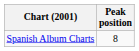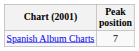(115, 38) 8 -> (115, 38) 7
